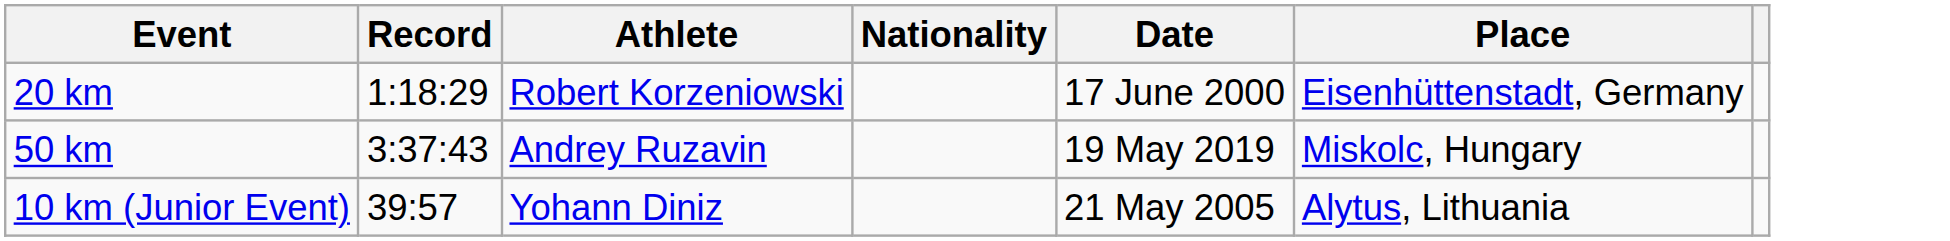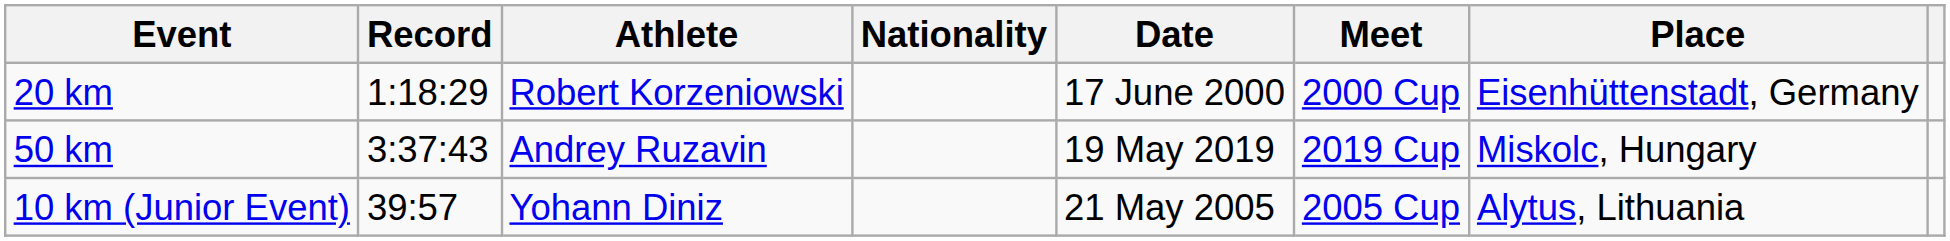+ column: (1381, 34)
